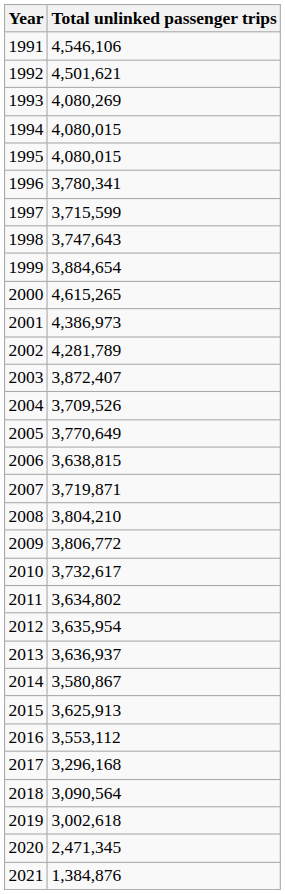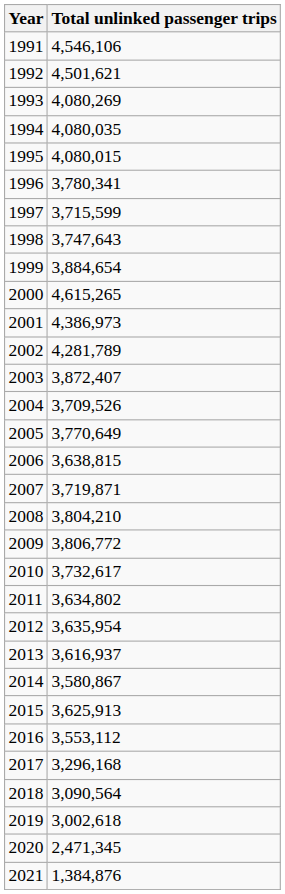(86, 128) 4,080,015 -> (86, 128) 4,080,035
(86, 654) 3,636,937 -> (86, 654) 3,616,937
